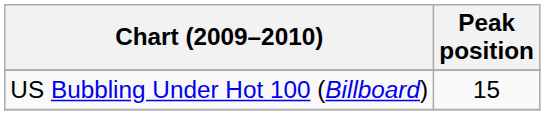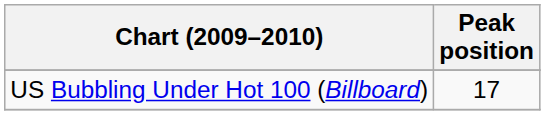(487, 89) 15 -> (487, 89) 17
